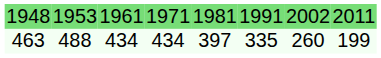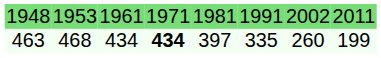(75, 41) 488 -> (75, 41) 468
(168, 41) normal -> (168, 41) bold
